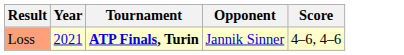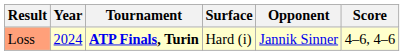+ column: (229, 15)
(68, 38) 2021 -> (68, 38) 2024
